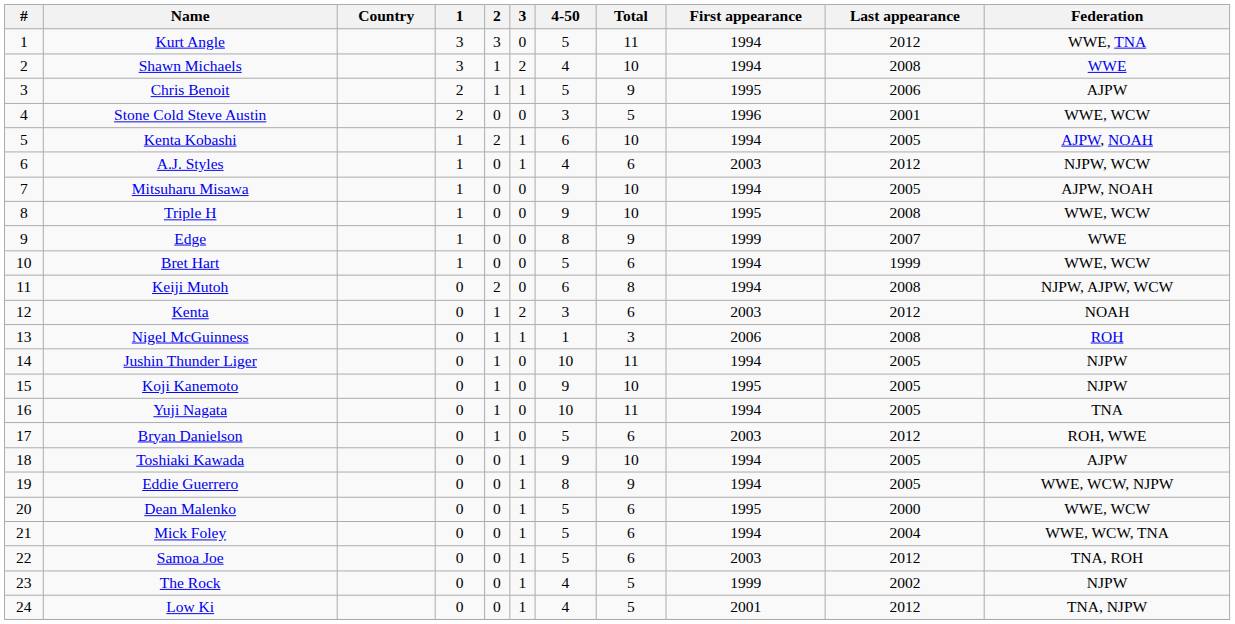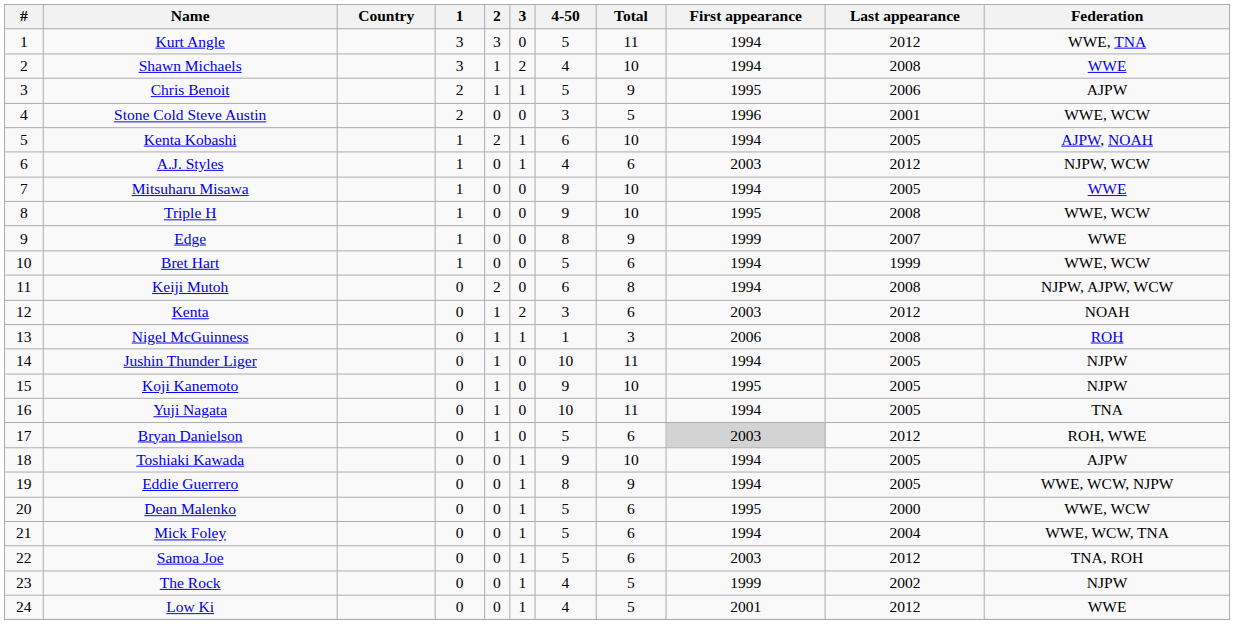(1107, 189) AJPW, NOAH -> (1107, 189) WWE
(746, 435) no background -> (746, 435) lightgrey background
(1107, 607) TNA, NJPW -> (1107, 607) WWE
